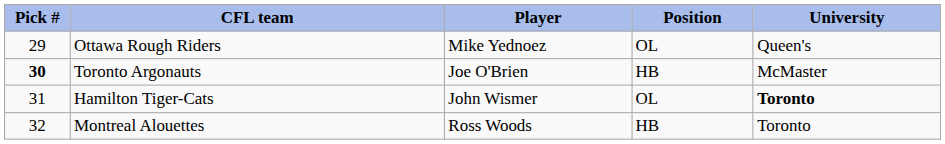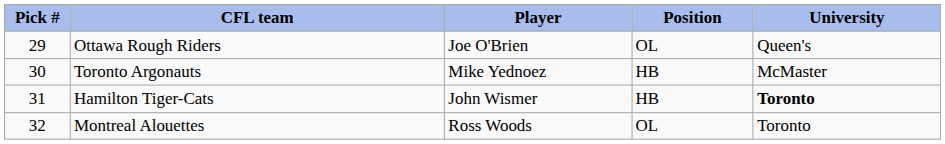(497, 44) Mike Yednoez -> (488, 44) Joe O'Brien
(37, 71) bold -> (37, 71) normal
(488, 71) Joe O'Brien -> (497, 71) Mike Yednoez
(647, 98) OL -> (647, 98) HB
(647, 125) HB -> (647, 125) OL
